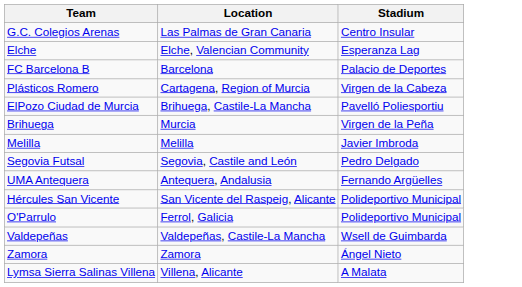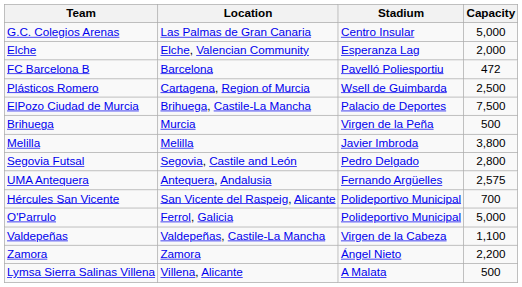+ column: (491, 13)
(394, 69) Palacio de Deportes -> (392, 69) Pavelló Poliesportiu
(394, 87) Virgen de la Cabeza -> (394, 87) Wsell de Guimbarda
(392, 106) Pavelló Poliesportiu -> (394, 106) Palacio de Deportes
(394, 236) Wsell de Guimbarda -> (394, 236) Virgen de la Cabeza
